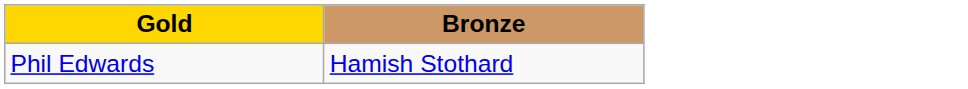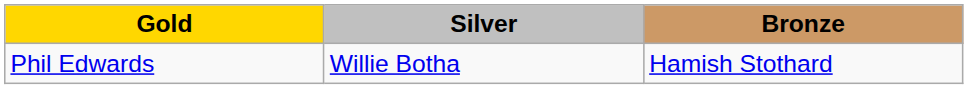+ column: (484, 24)
